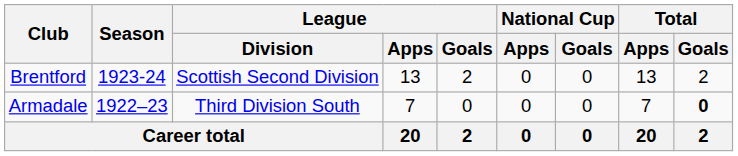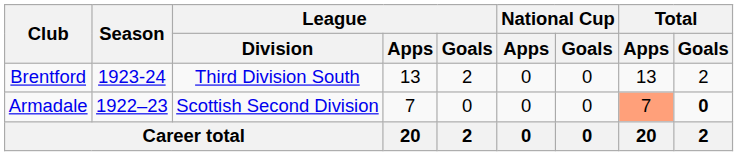(277, 77) Scottish Second Division -> (277, 77) Third Division South
(277, 106) Third Division South -> (277, 106) Scottish Second Division
(646, 106) no background -> (646, 106) lightsalmon background
